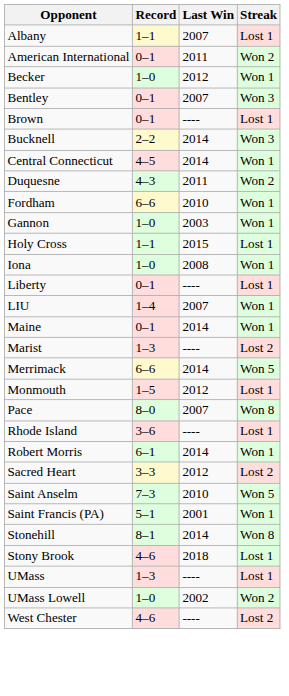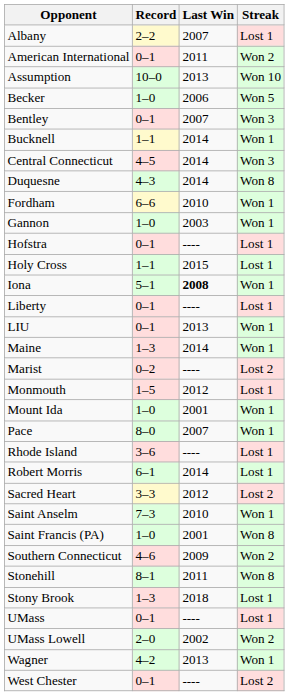(145, 35) 1–1 -> (145, 35) 2–2
+ row: (39, 77)
(195, 77) 2012 -> (195, 98) 2006
(257, 77) Won 1 -> (257, 98) Won 5
- row: (25, 118)
(145, 139) 2–2 -> (145, 139) 1–1
(257, 139) Won 3 -> (257, 139) Won 1
(257, 160) Won 1 -> (257, 160) Won 3
(195, 181) 2011 -> (195, 181) 2014
(257, 181) Won 2 -> (257, 181) Won 8
+ row: (27, 243)
(145, 264) 1–0 -> (145, 285) 5–1
(195, 264) normal -> (195, 285) bold
(145, 306) 1–4 -> (145, 327) 0–1
(195, 306) 2007 -> (195, 327) 2013
(145, 327) 0–1 -> (145, 347) 1–3
(145, 347) 1–3 -> (145, 368) 0–2
- row: (37, 368)
+ row: (35, 410)
(257, 410) Won 8 -> (257, 431) Won 1
(257, 451) Won 1 -> (257, 472) Lost 1
(257, 493) Won 5 -> (257, 514) Won 1
(145, 514) 5–1 -> (145, 535) 1–0
(257, 514) Won 1 -> (257, 535) Won 8
+ row: (64, 555)
(195, 535) 2014 -> (195, 576) 2011
(145, 555) 4–6 -> (145, 597) 1–3
(145, 576) 1–3 -> (145, 618) 0–1
(145, 597) 1–0 -> (145, 639) 2–0
+ row: (28, 659)
(145, 618) 4–6 -> (145, 680) 0–1
